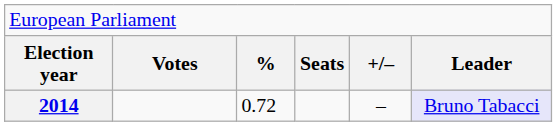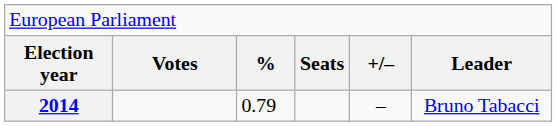(259, 105) 0.72 -> (259, 105) 0.79
(482, 105) lavender background -> (482, 105) no background
